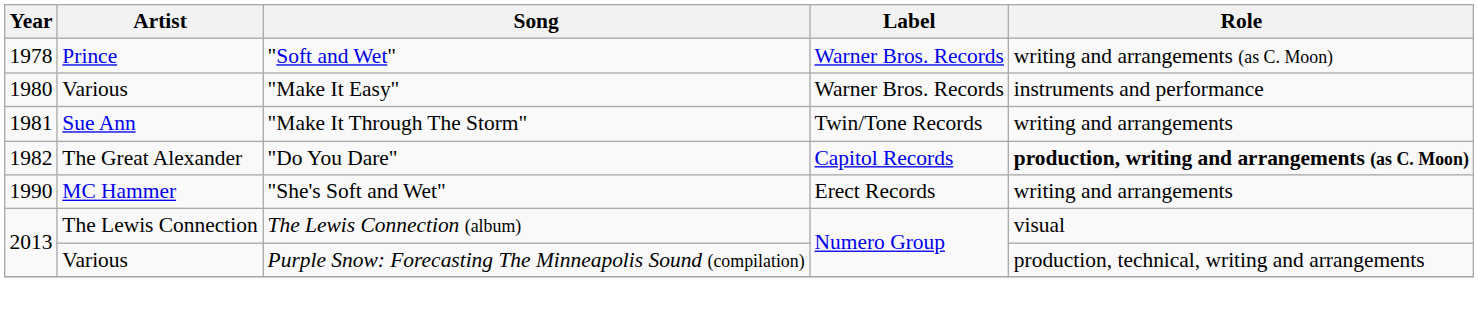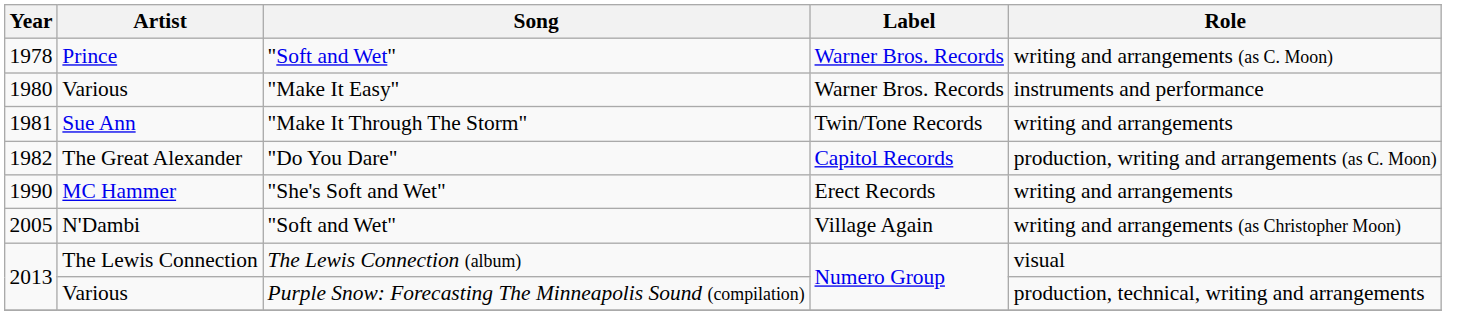(1241, 157) bold -> (1225, 157) normal
+ row: (31, 225)
